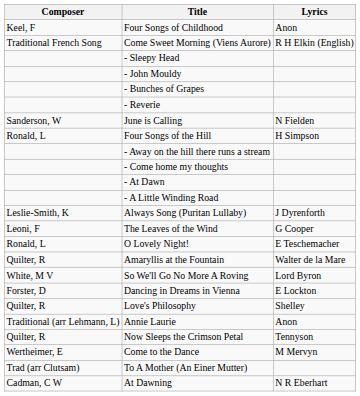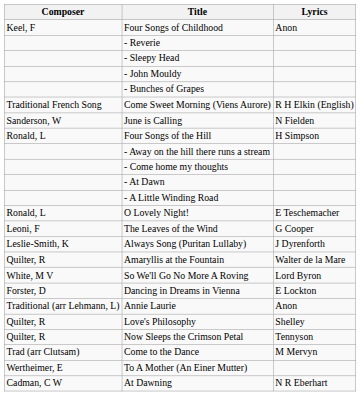rows swapped: (142, 105) <-> (197, 43)
rows swapped: (185, 213) <-> (157, 244)
rows swapped: (160, 306) <-> (150, 321)
(35, 352) Wertheimer, E -> (43, 352) Trad (arr Clutsam)
(43, 368) Trad (arr Clutsam) -> (35, 368) Wertheimer, E
